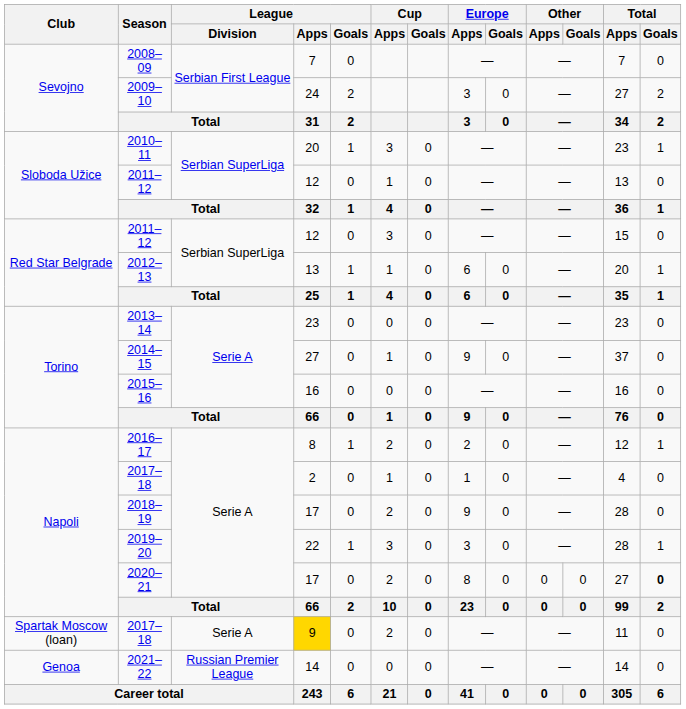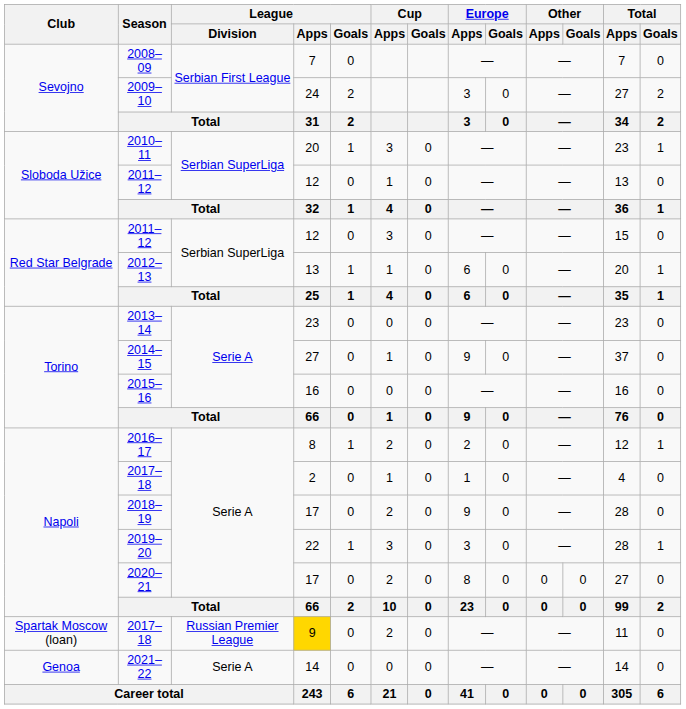(660, 579) bold -> (660, 579) normal
(232, 633) Serie A -> (232, 633) Russian Premier League
(232, 667) Russian Premier League -> (232, 667) Serie A
